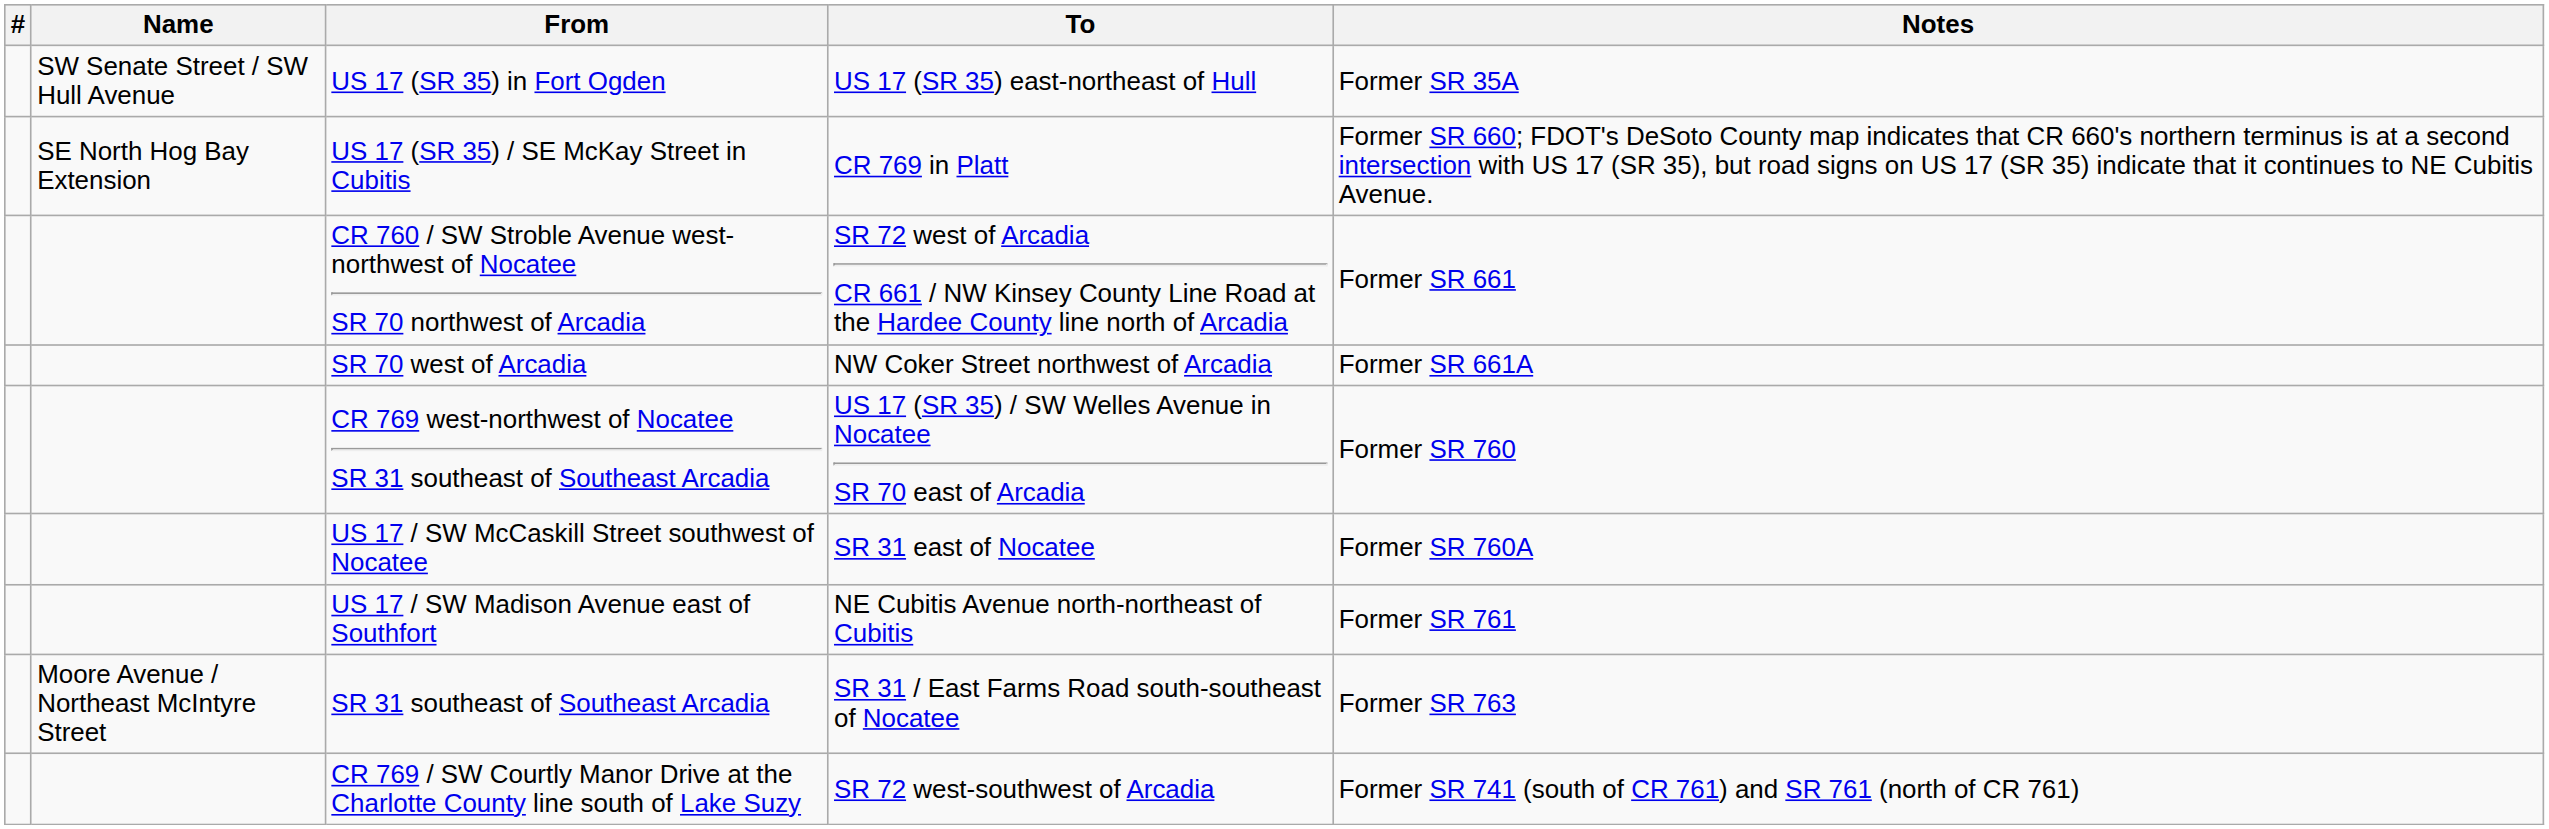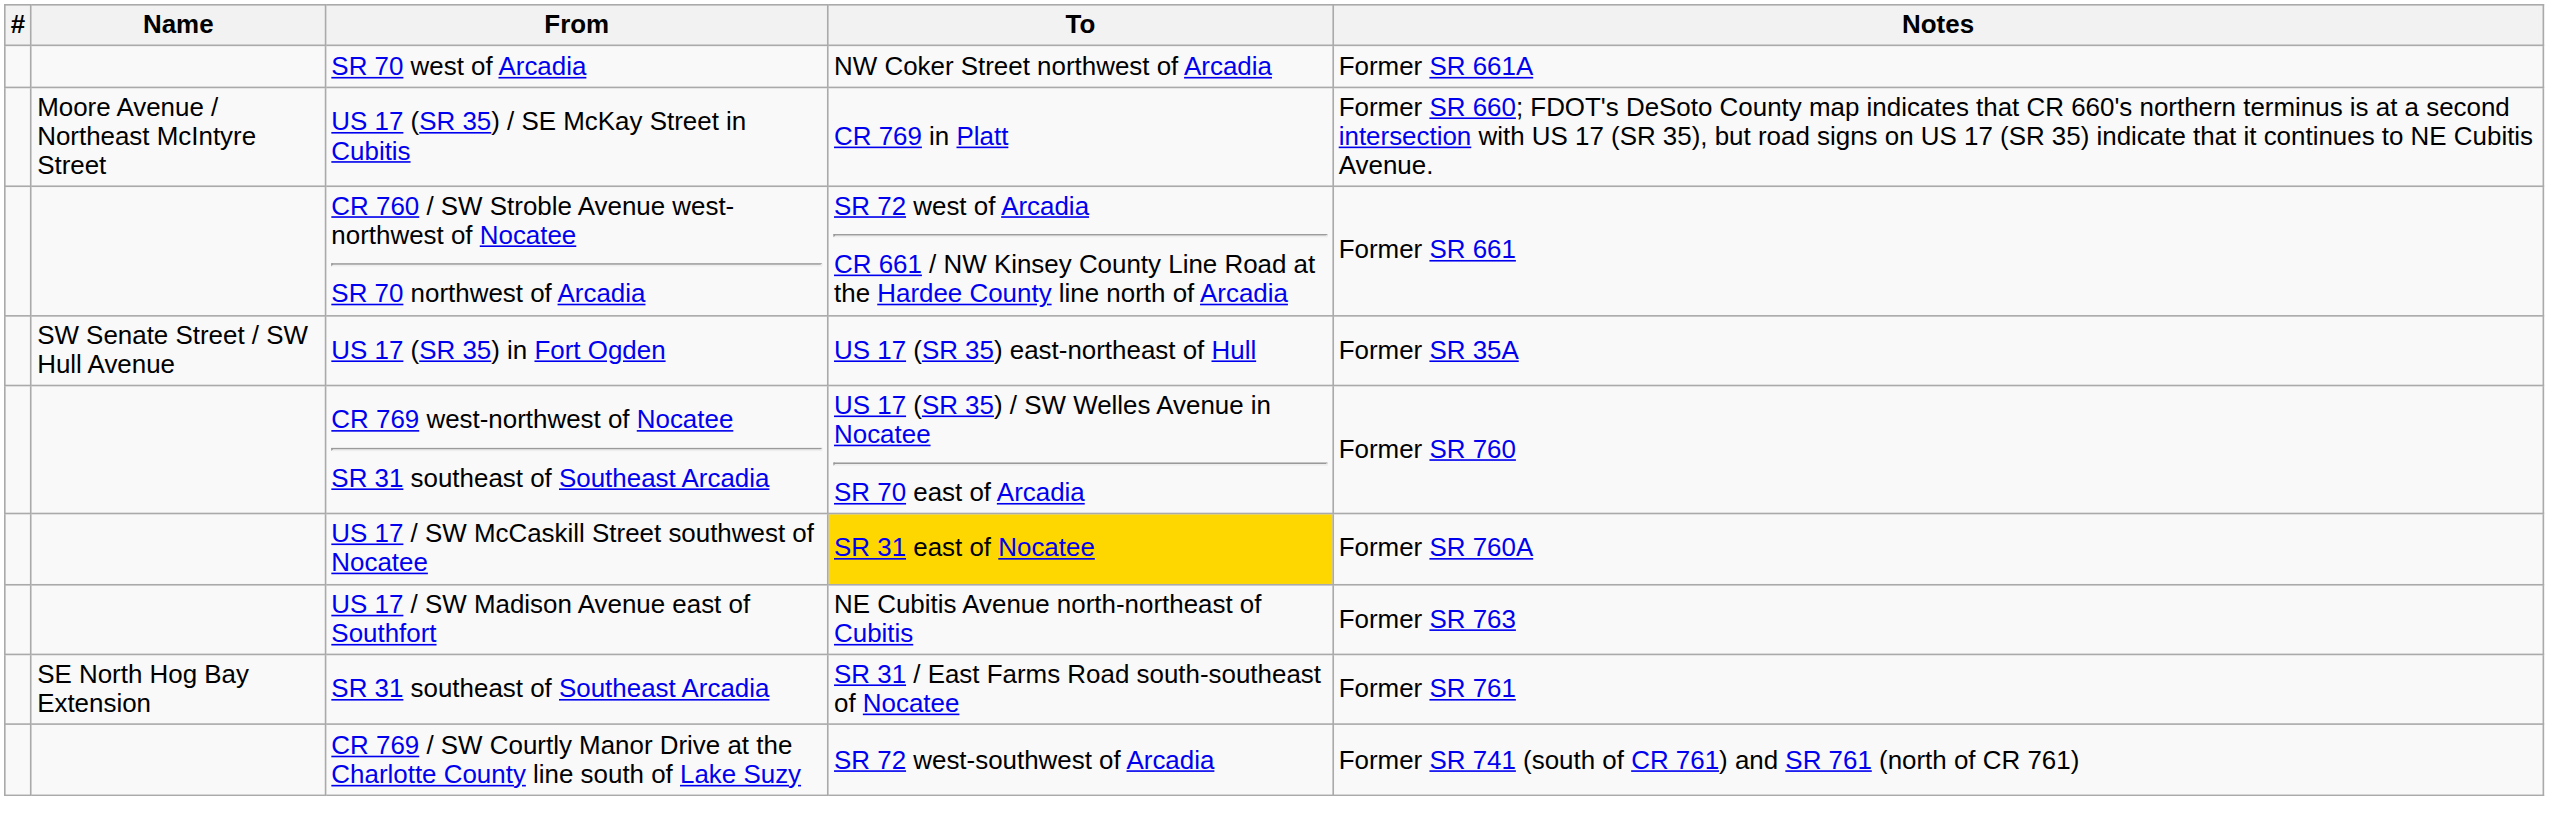rows swapped: (498, 80) <-> (459, 364)
(143, 165) SE North Hog Bay Extension -> (147, 136) Moore Avenue / Northeast McIntyre Street
(964, 548) no background -> (964, 548) gold background
(1427, 618) Former SR 761 -> (1427, 618) Former SR 763
(147, 703) Moore Avenue / Northeast McIntyre Street -> (143, 689) SE North Hog Bay Extension
(1427, 703) Former SR 763 -> (1427, 689) Former SR 761
